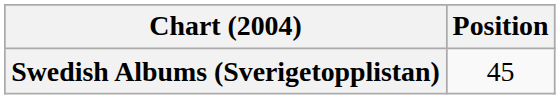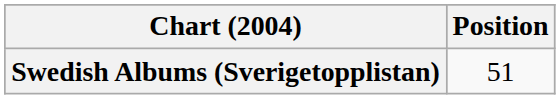(501, 70) 45 -> (501, 70) 51
